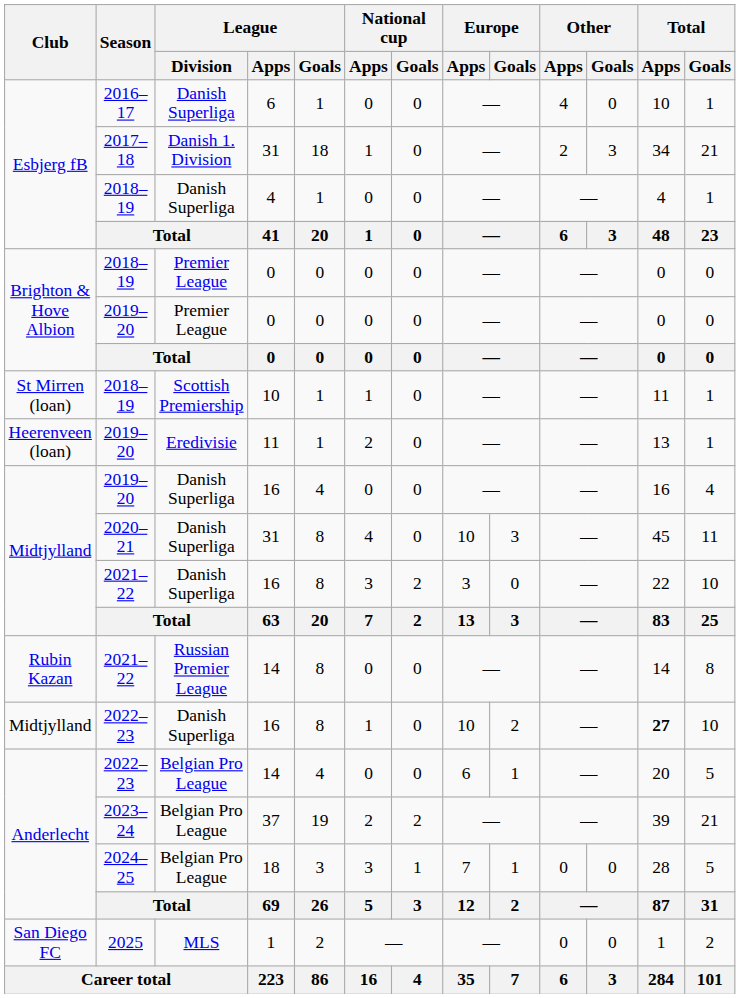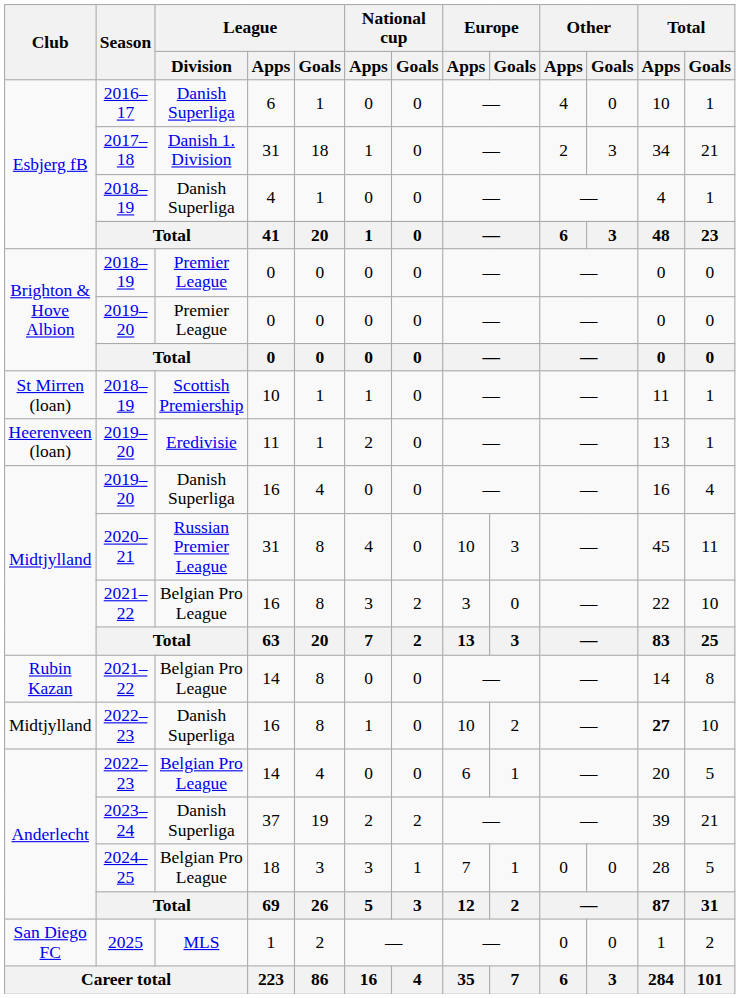(201, 536) Danish Superliga -> (201, 546) Russian Premier League
(201, 583) Danish Superliga -> (201, 603) Belgian Pro League
(201, 668) Russian Premier League -> (201, 678) Belgian Pro League
(201, 820) Belgian Pro League -> (201, 820) Danish Superliga
